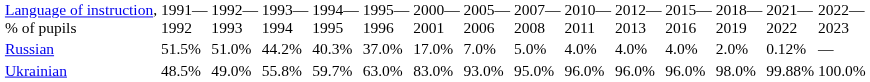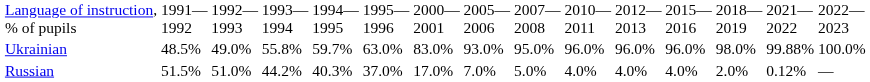rows swapped: (36, 70) <-> (29, 49)
